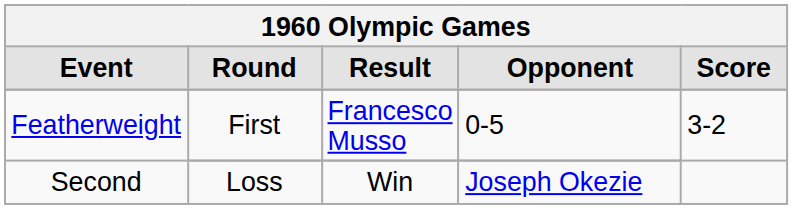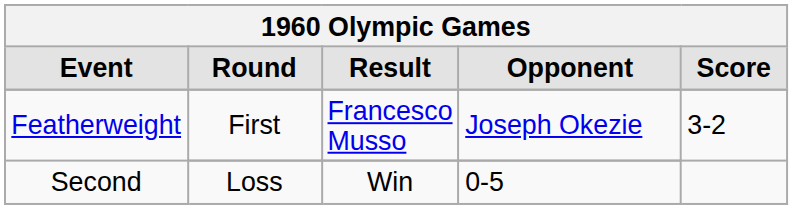(485, 125) 0-5 -> (554, 125) Joseph Okezie
(554, 182) Joseph Okezie -> (485, 182) 0-5
